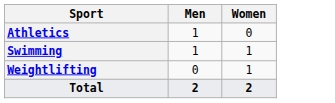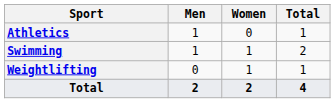+ column: (303, 14)
